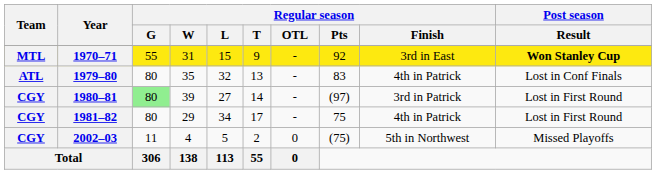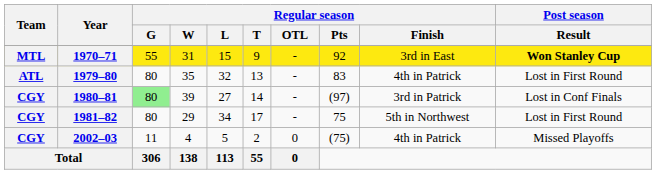(574, 76) Lost in Conf Finals -> (574, 76) Lost in First Round
(574, 97) Lost in First Round -> (574, 97) Lost in Conf Finals
(427, 117) 4th in Patrick -> (427, 117) 5th in Northwest
(427, 138) 5th in Northwest -> (427, 138) 4th in Patrick
